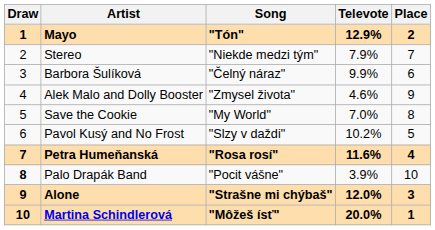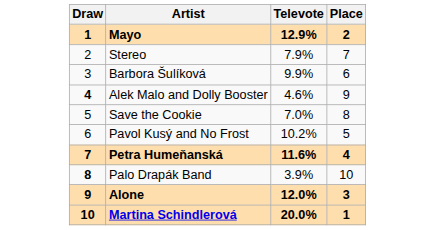- column: (271, 14)
(23, 94) normal -> (88, 94) bold
